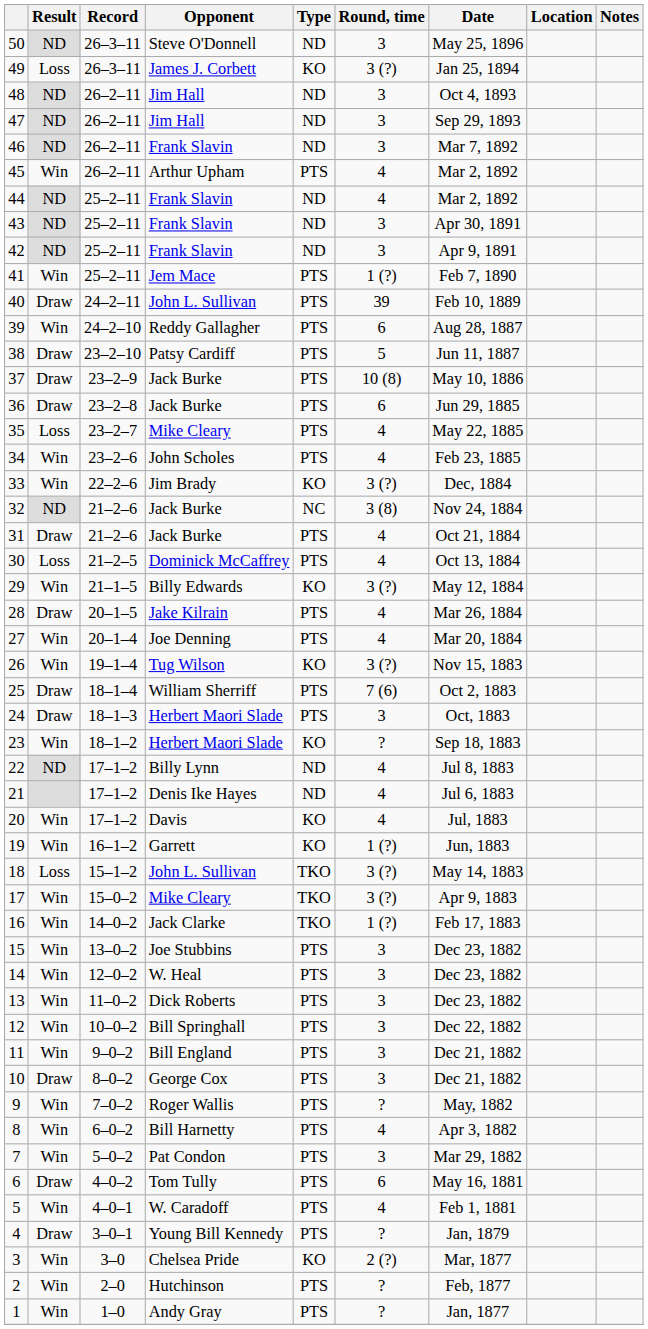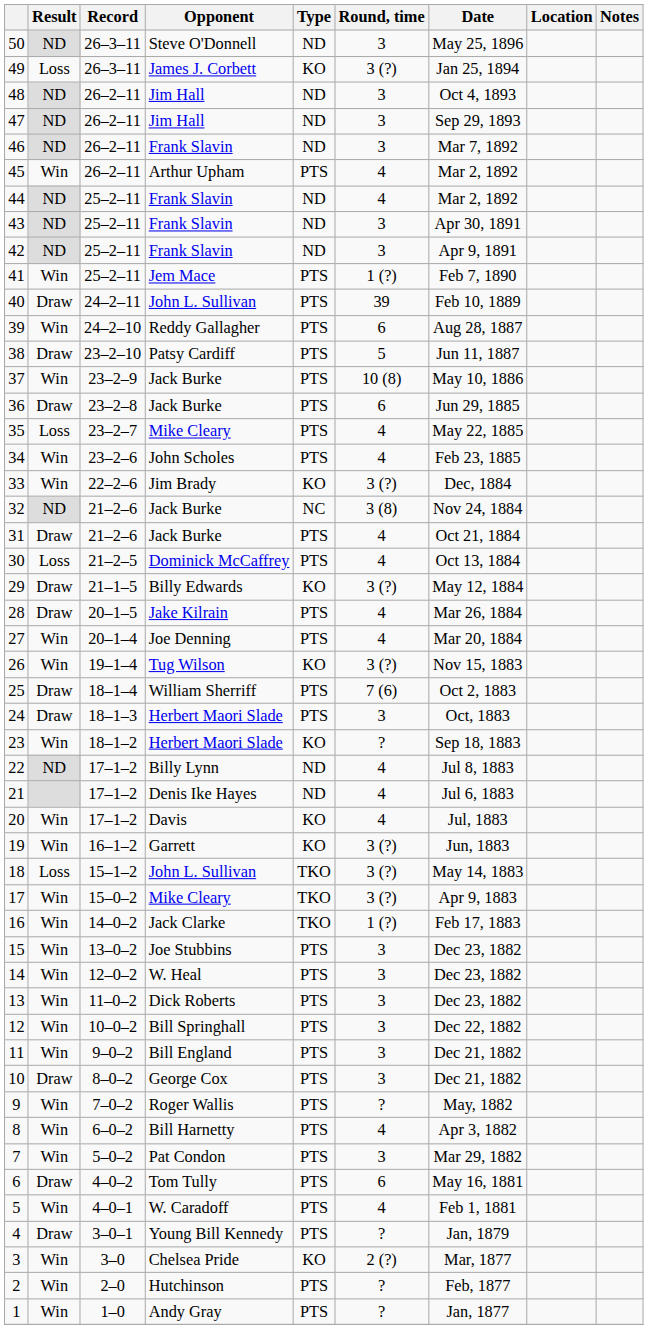(54, 379) Draw -> (54, 379) Win
(54, 586) Win -> (54, 586) Draw
(382, 845) 1 (?) -> (382, 845) 3 (?)
